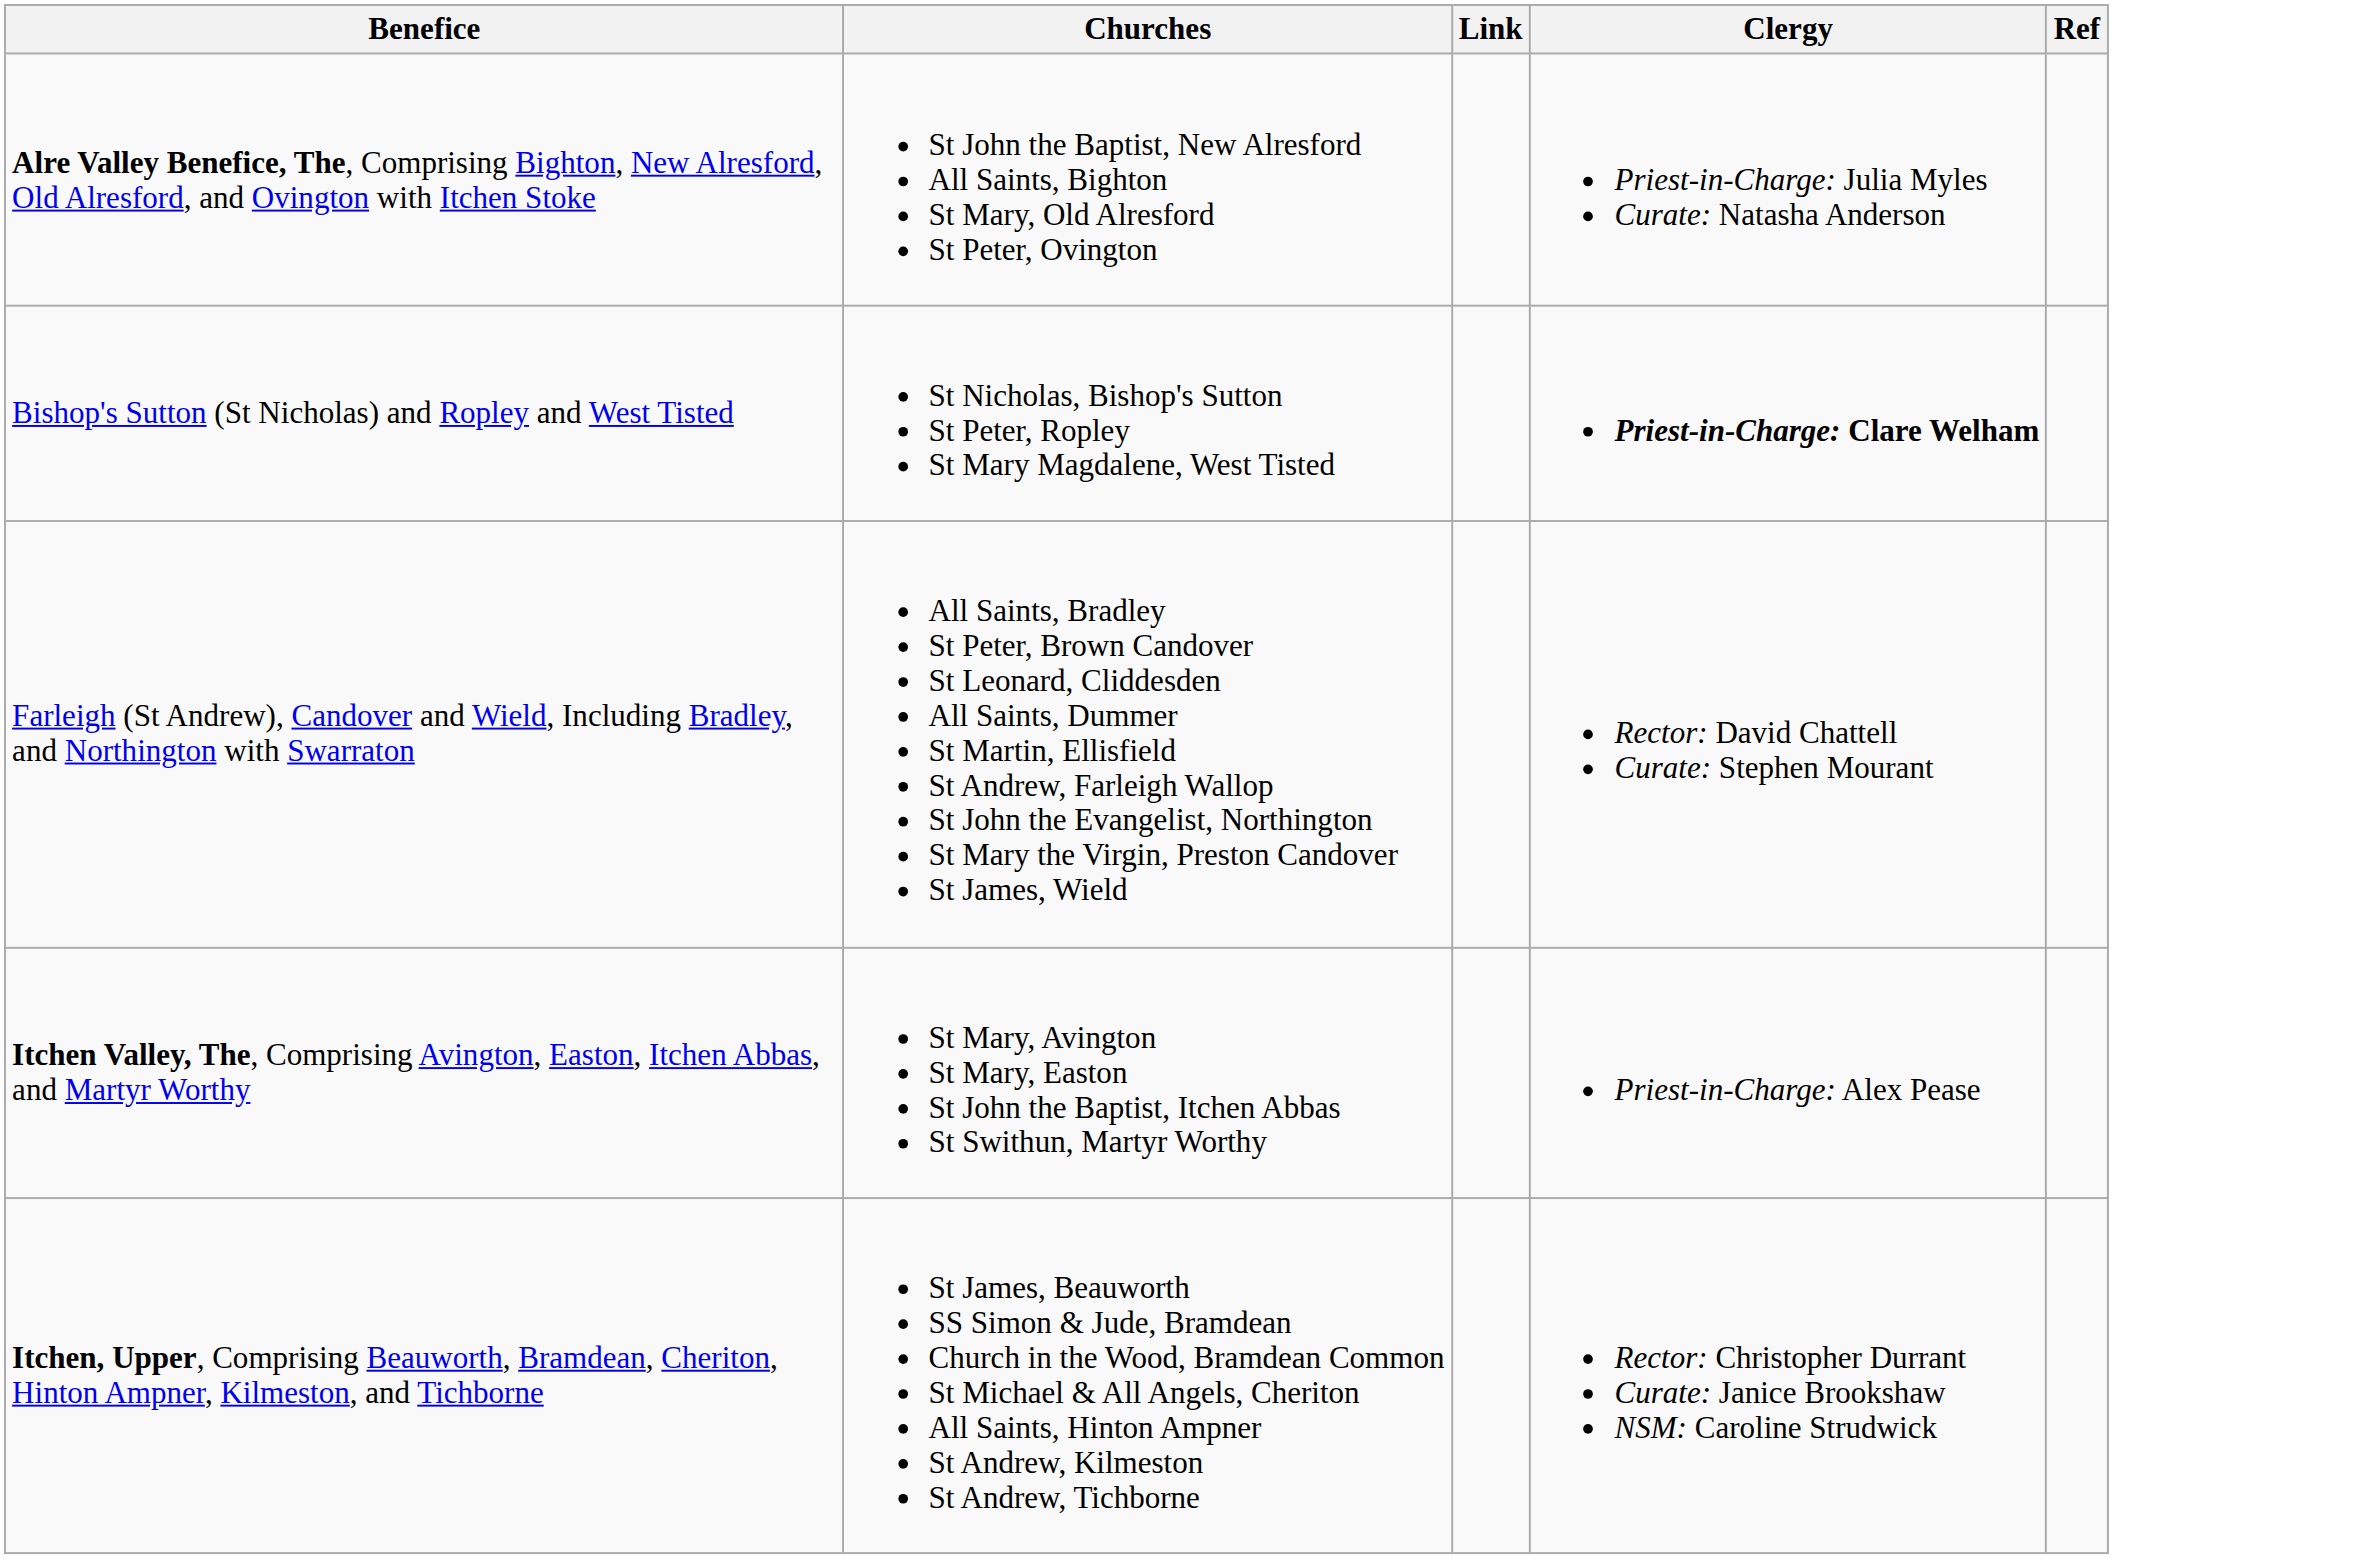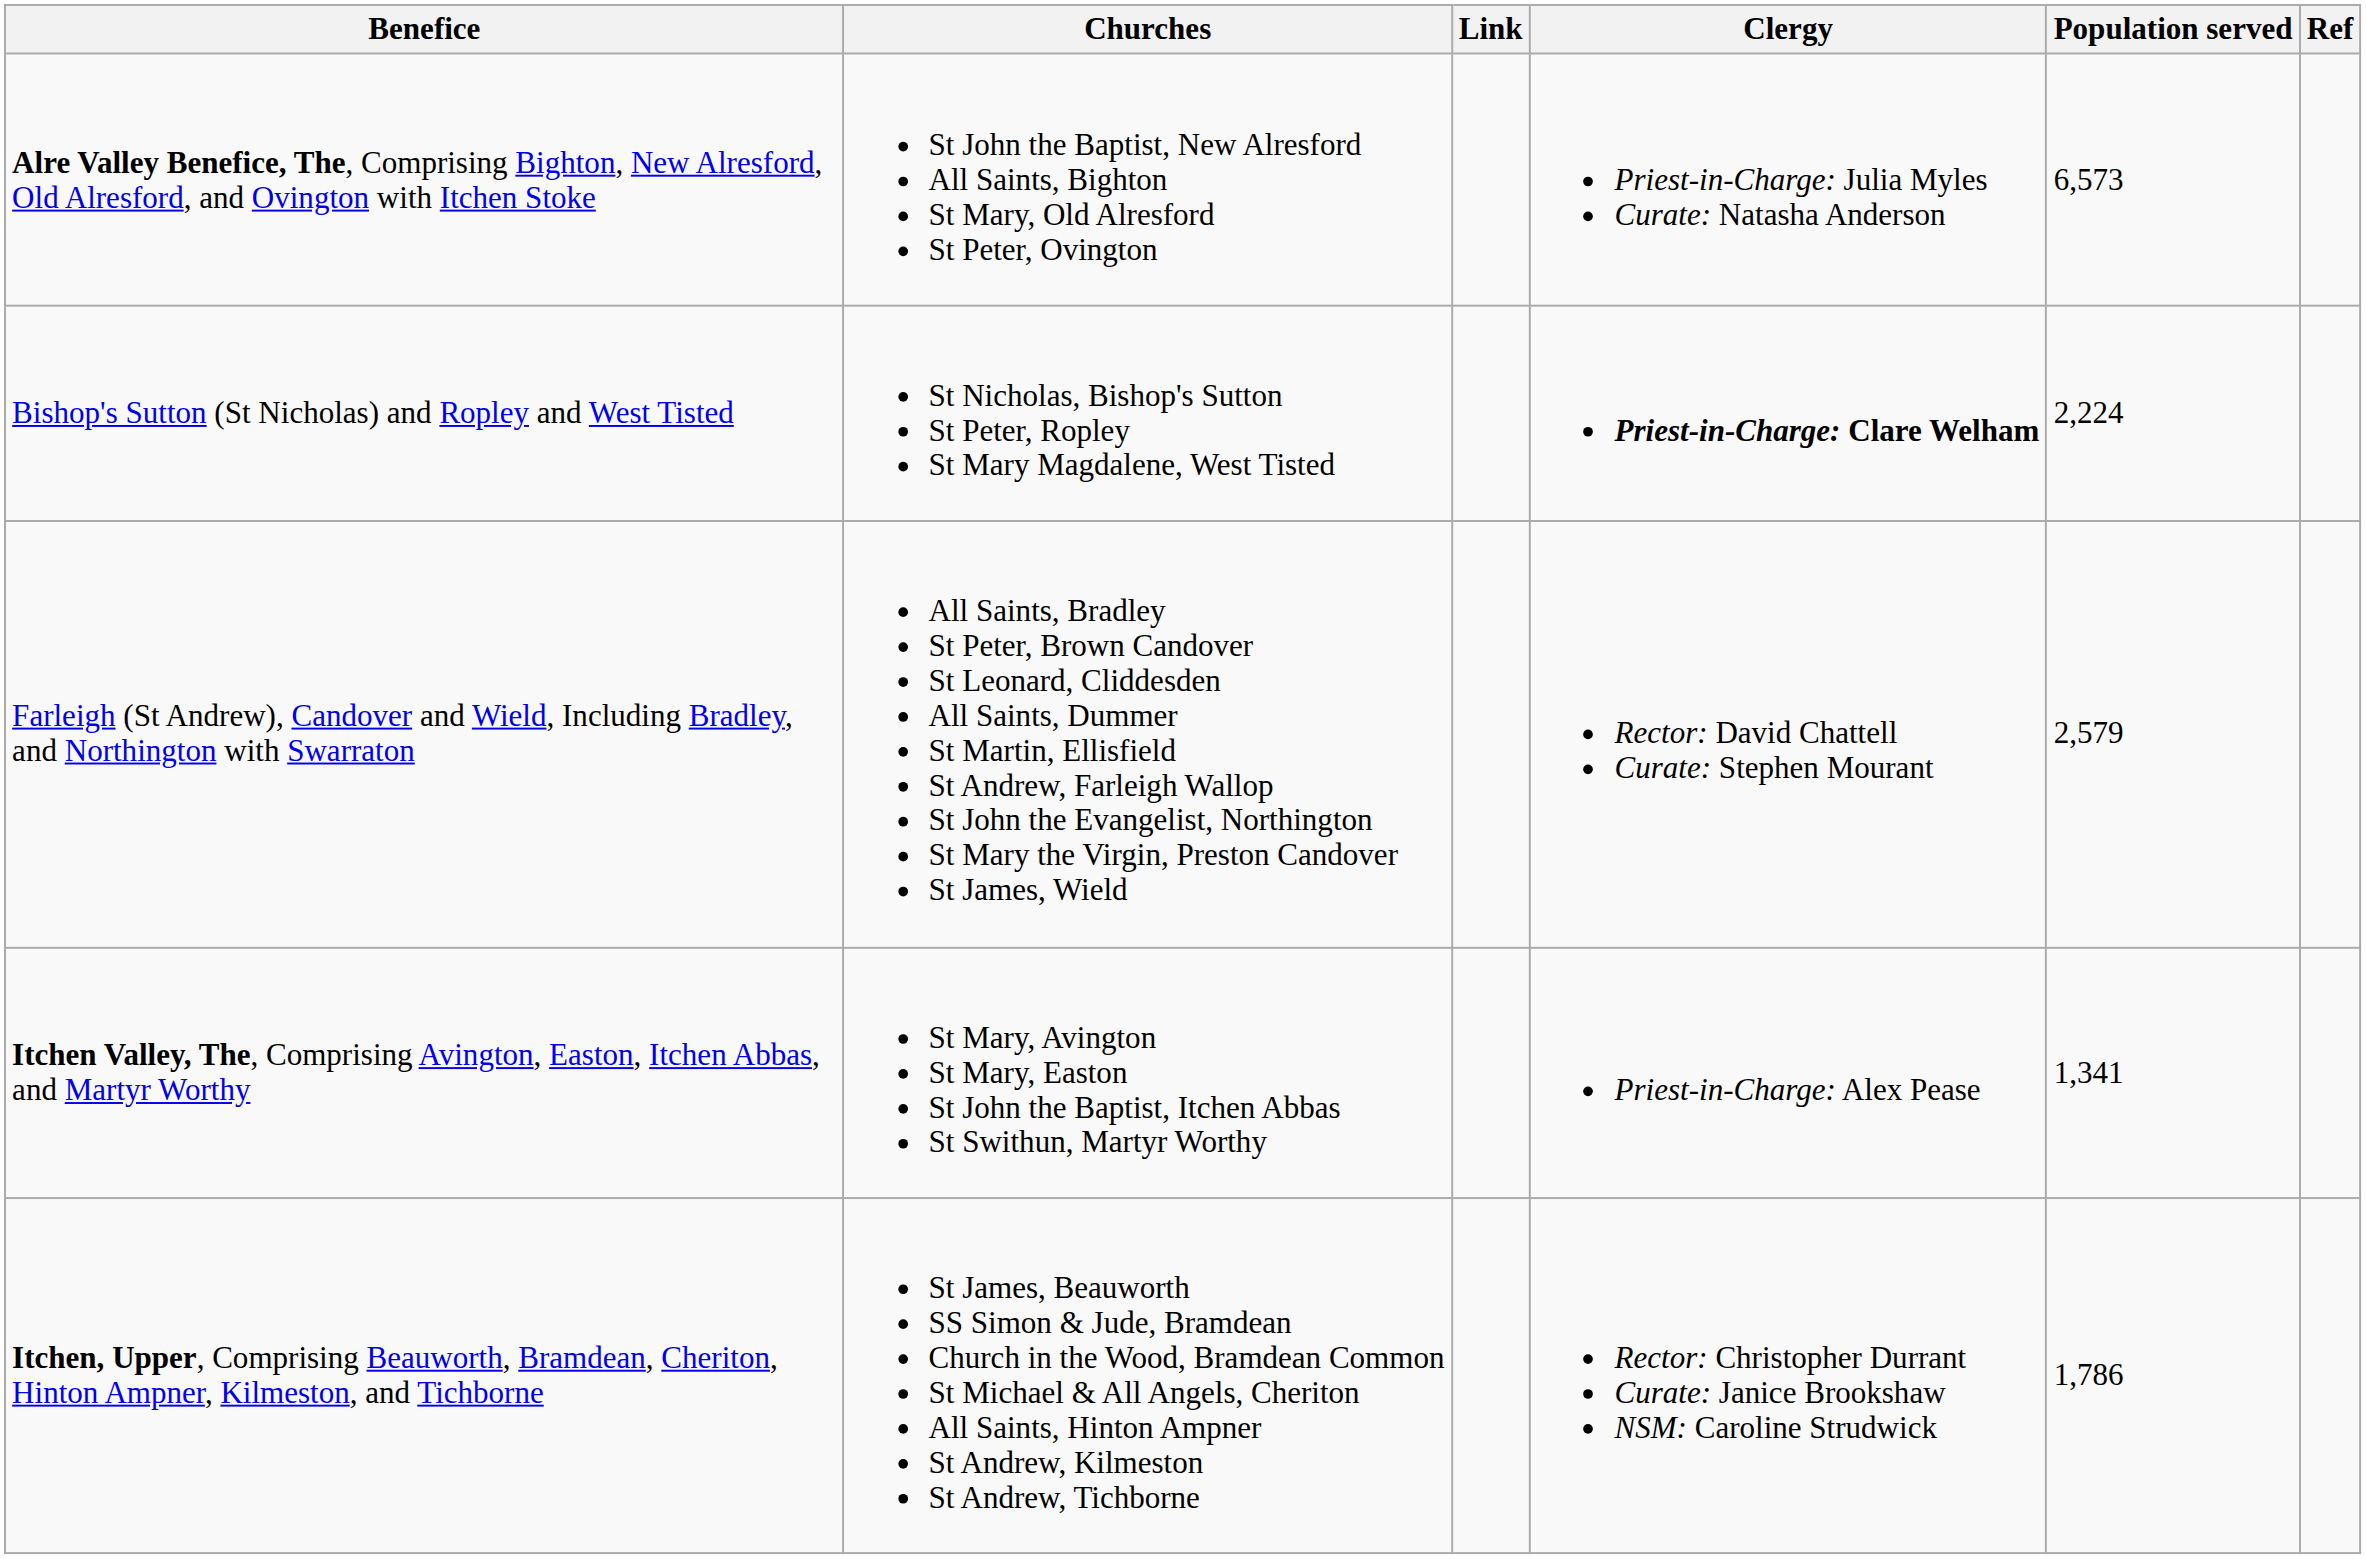+ column: (2173, 29)
